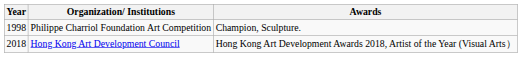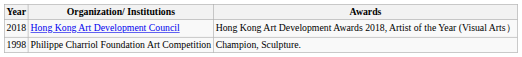rows swapped: (121, 27) <-> (105, 44)
